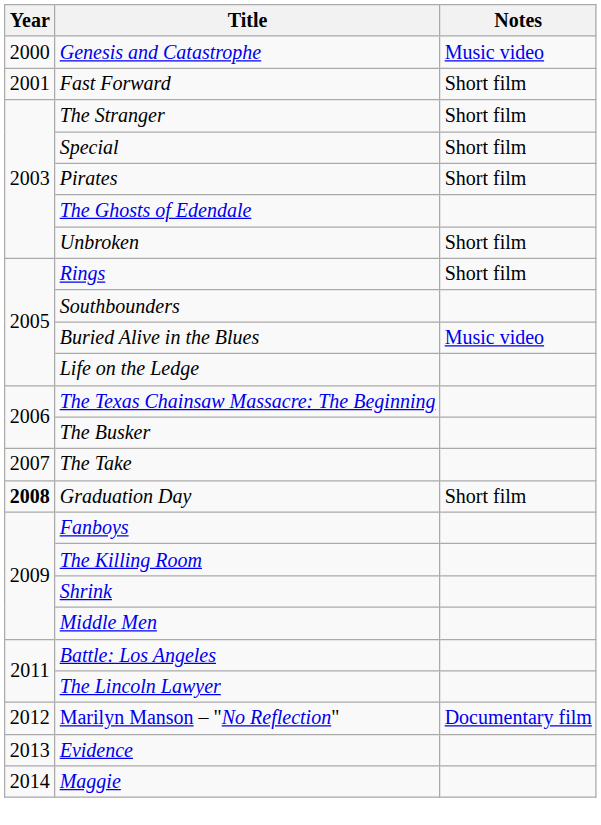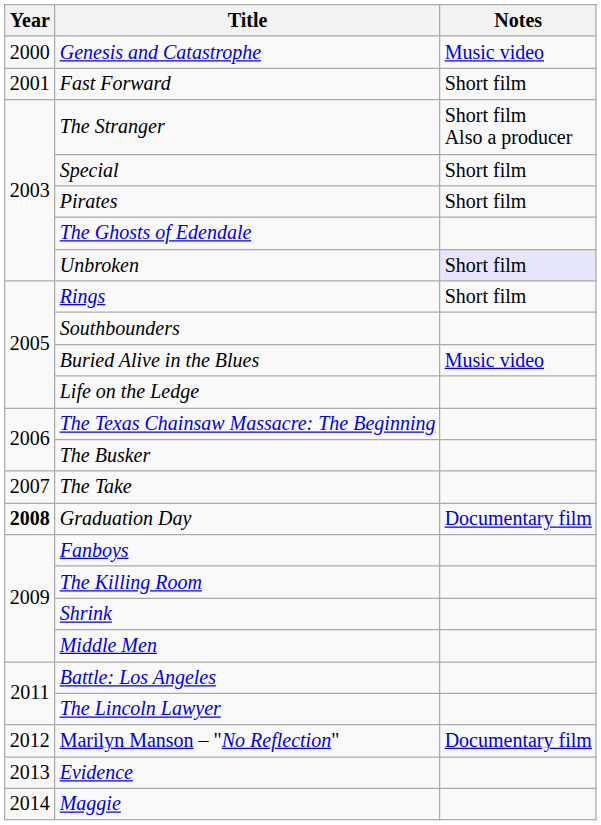(486, 115) Short film -> (509, 126) Short film Also a producer
(486, 242) no background -> (486, 264) lavender background
(486, 496) Short film -> (518, 518) Documentary film
